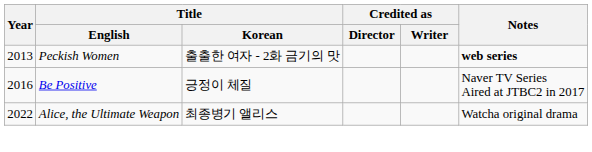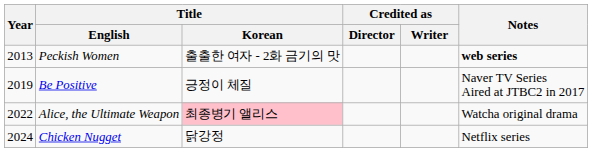(20, 85) 2016 -> (20, 85) 2019
(231, 113) no background -> (231, 113) pink background
+ row: (80, 136)
